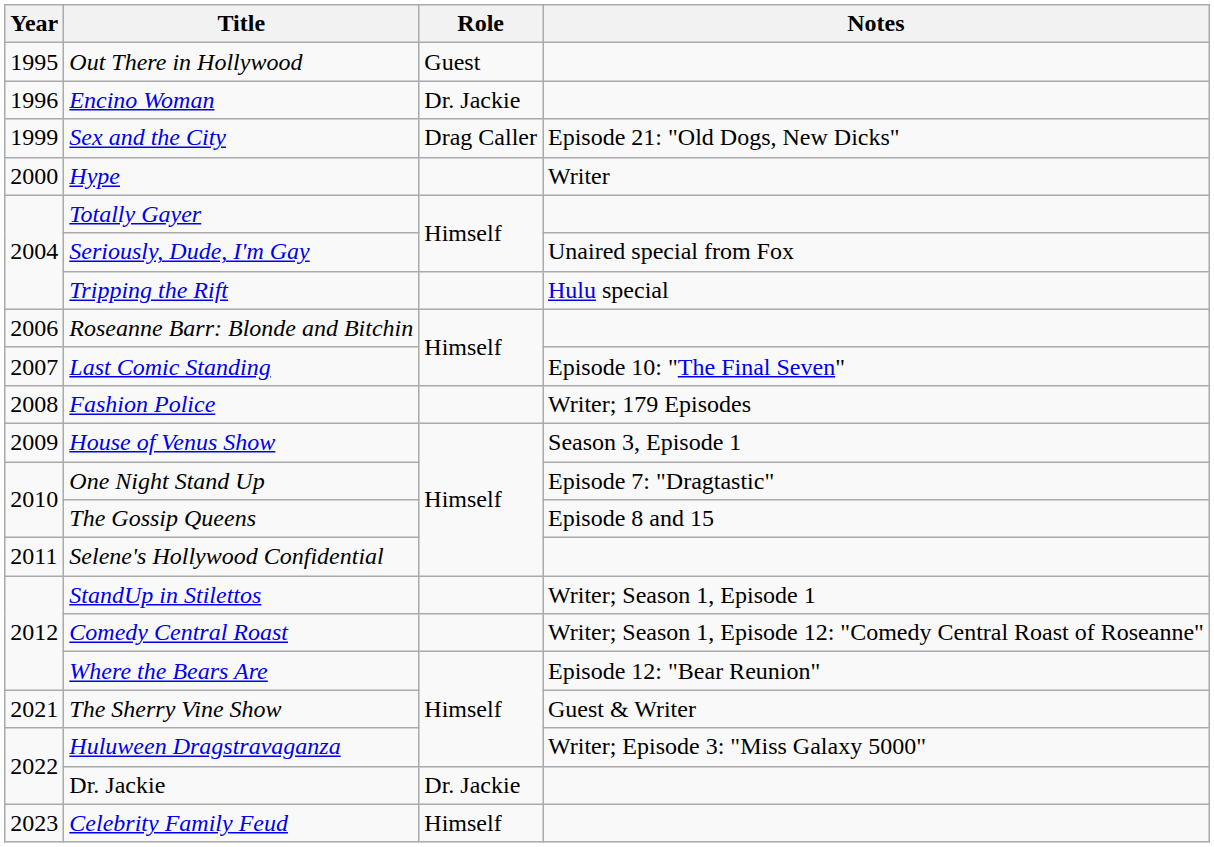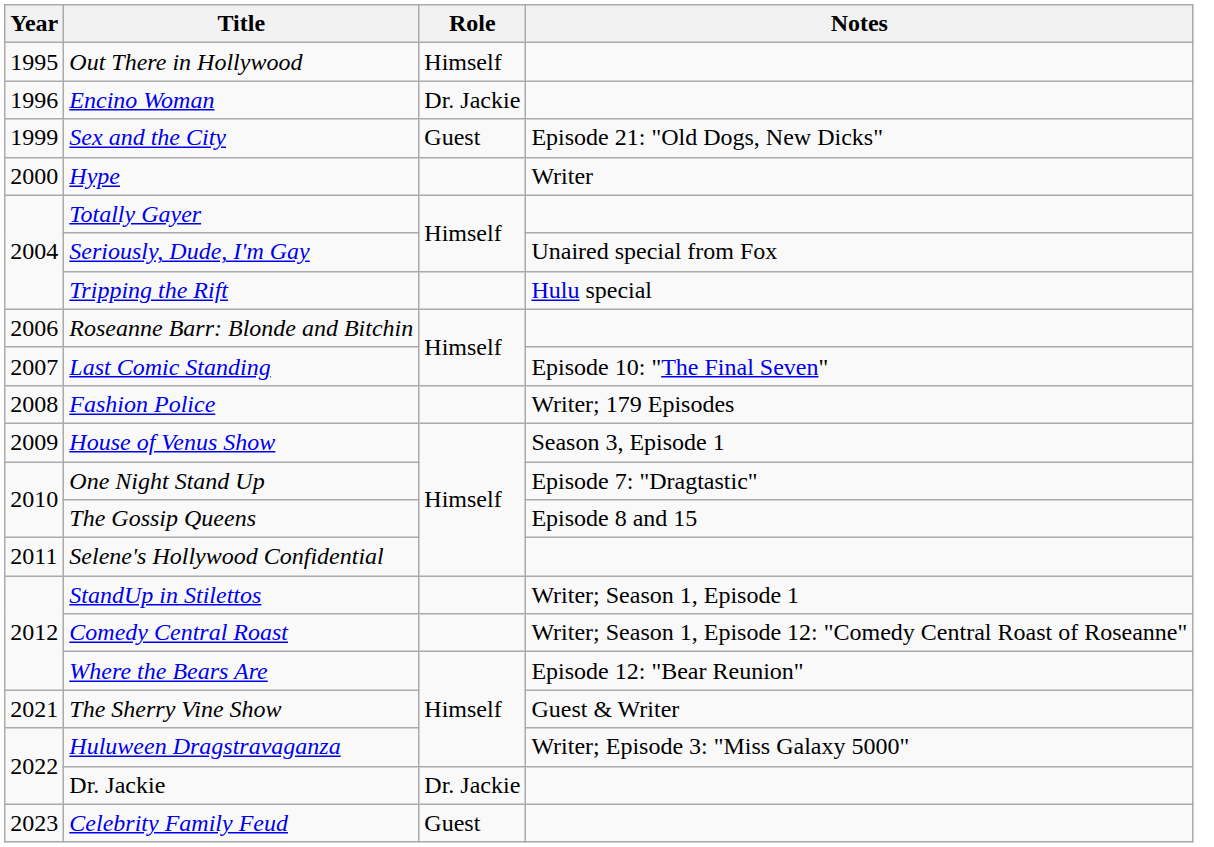(452, 61) Guest -> (463, 61) Himself
(481, 137) Drag Caller -> (452, 137) Guest
(463, 822) Himself -> (452, 822) Guest
